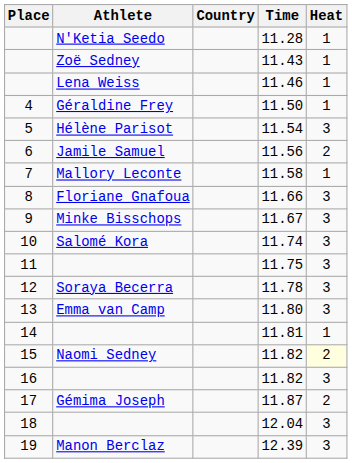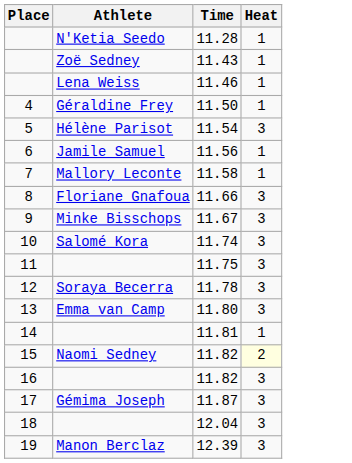- column: (226, 16)
(327, 152) 2 -> (261, 152) 1
(327, 401) 2 -> (261, 401) 3
